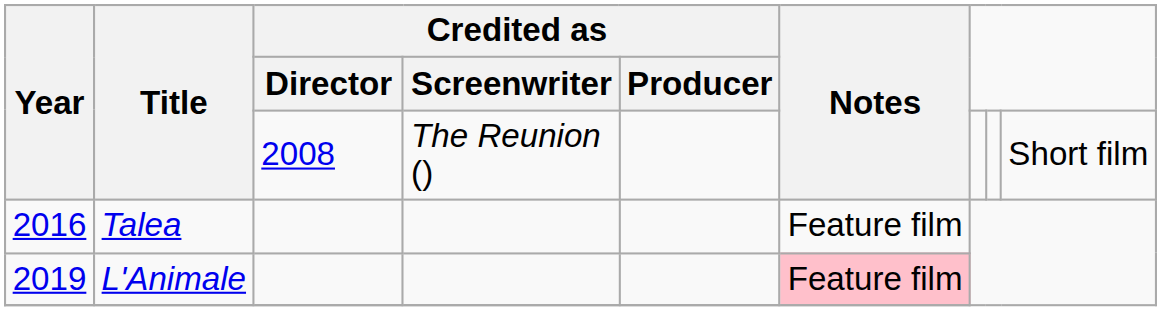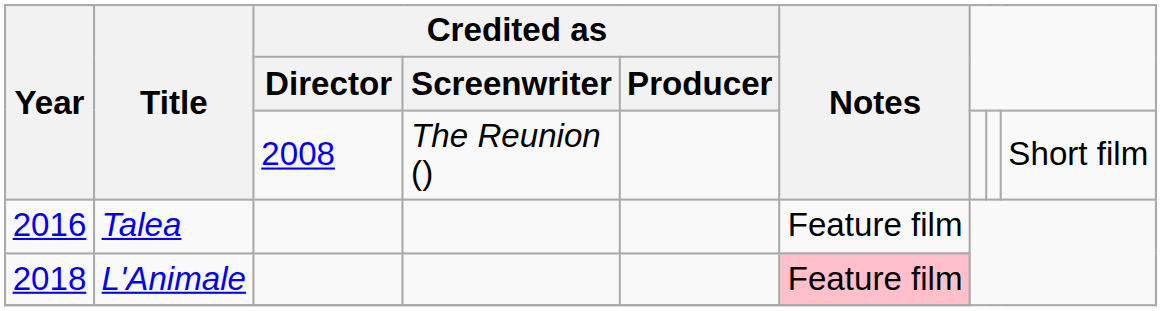(50, 278) 2019 -> (50, 278) 2018
